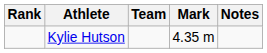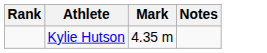- column: (149, 15)
